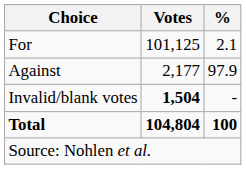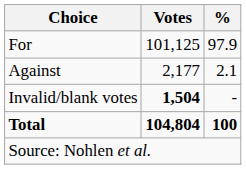(227, 44) 2.1 -> (222, 44) 97.9
(222, 71) 97.9 -> (227, 71) 2.1
